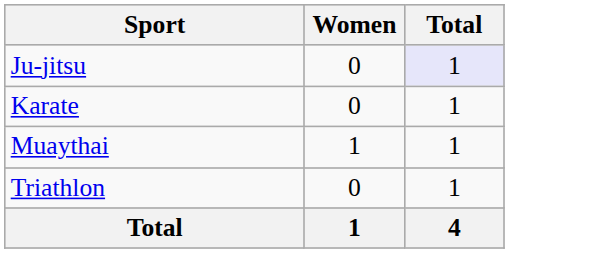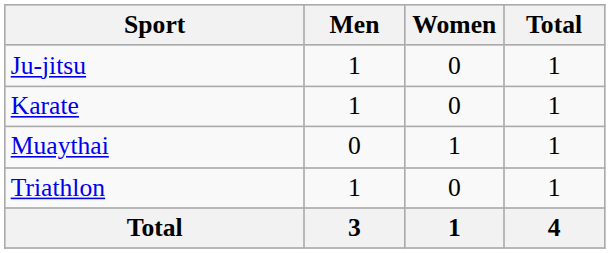+ column: (354, 24)
(454, 65) lavender background -> (554, 65) no background
